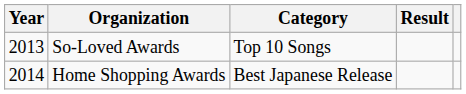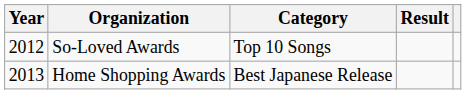(26, 46) 2013 -> (26, 46) 2012
(26, 74) 2014 -> (26, 74) 2013
